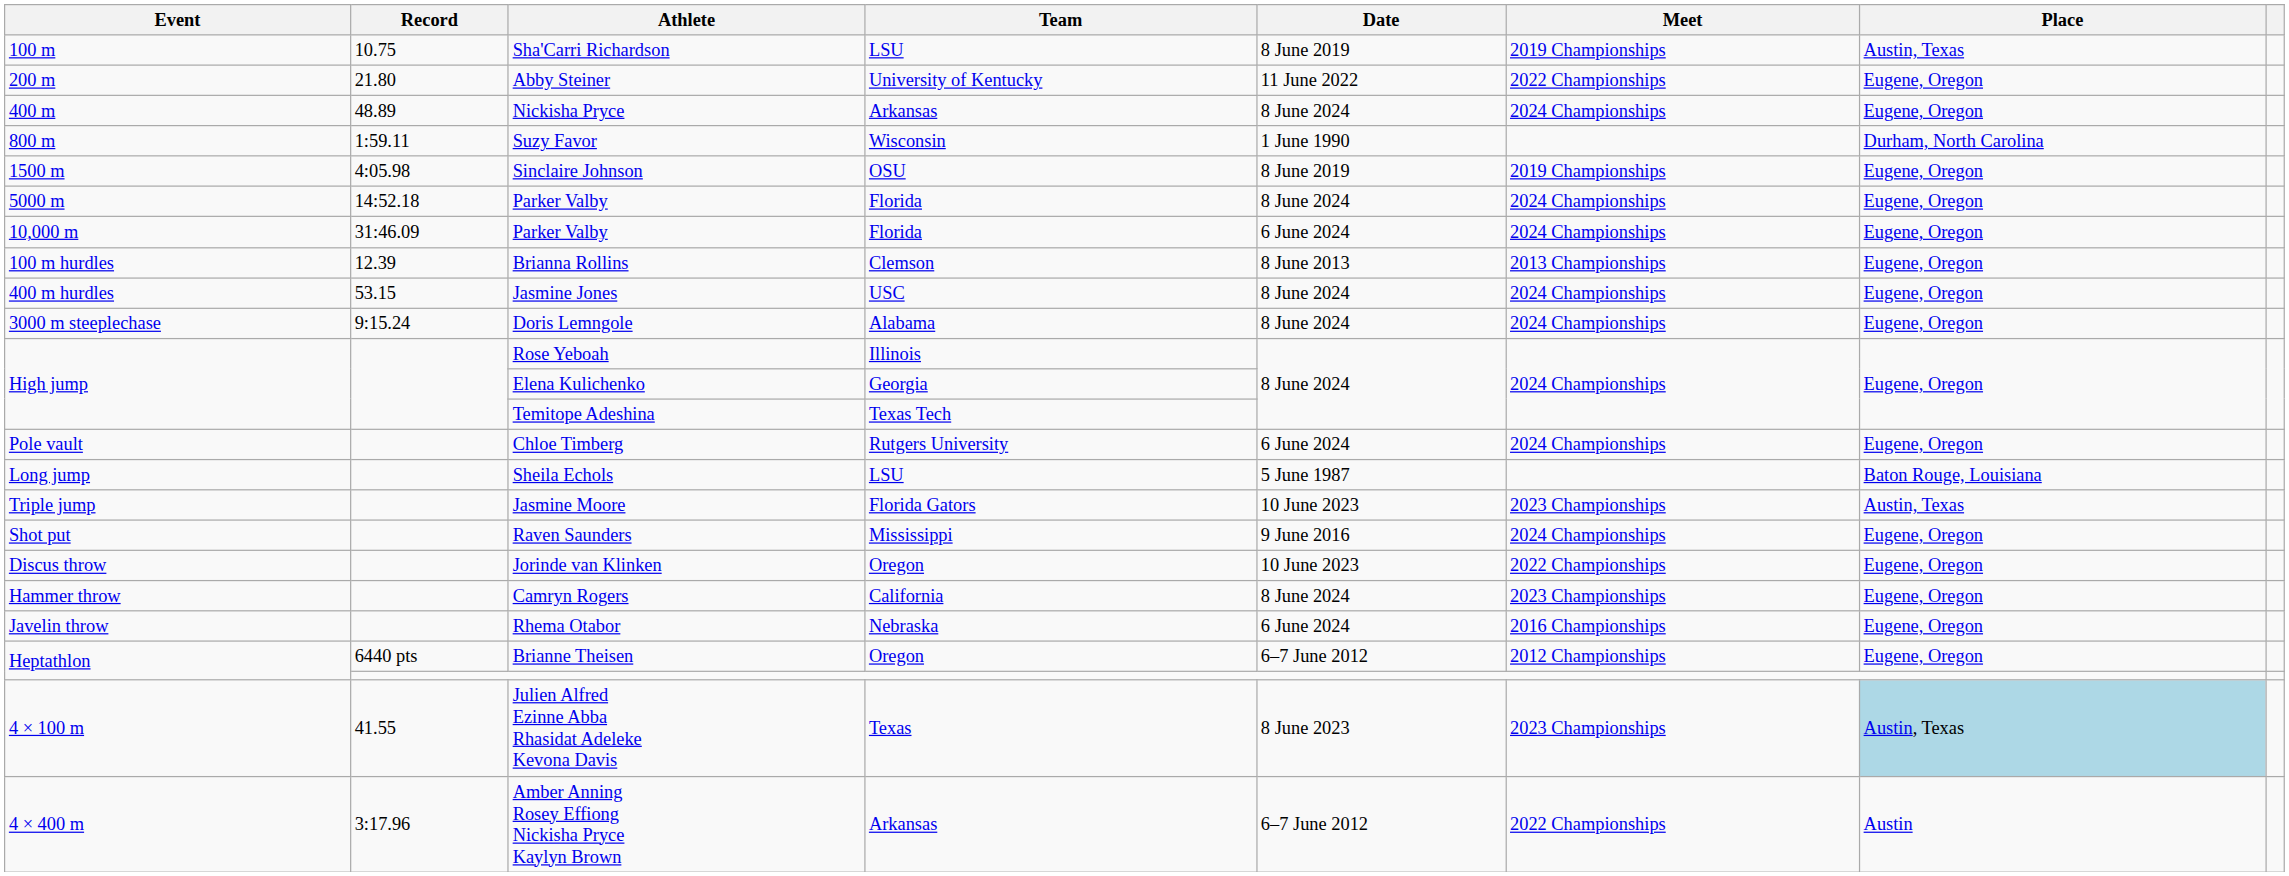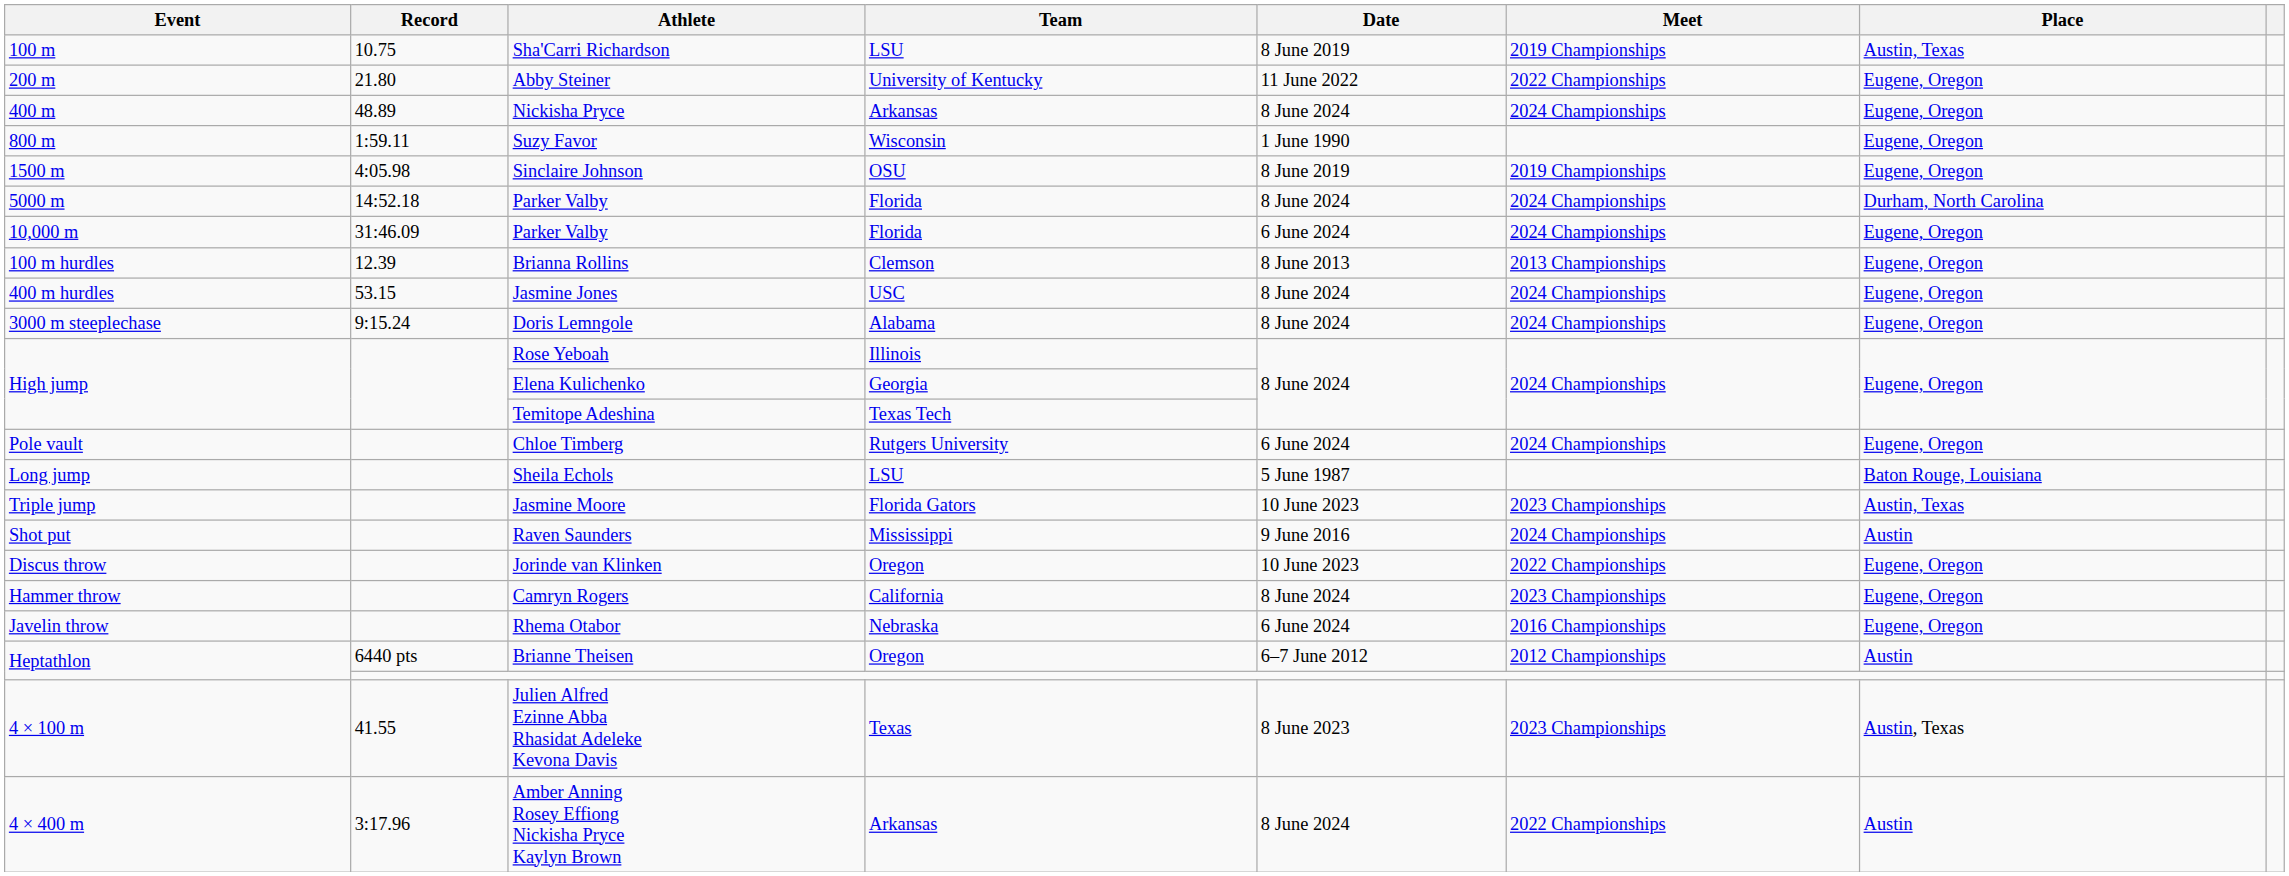(1954, 141) Durham, North Carolina -> (1923, 141) Eugene, Oregon
(1923, 201) Eugene, Oregon -> (1954, 201) Durham, North Carolina
(1923, 535) Eugene, Oregon -> (1888, 535) Austin
(1923, 656) Eugene, Oregon -> (1888, 656) Austin
(1914, 728) lightblue background -> (1914, 728) no background
(1314, 823) 6–7 June 2012 -> (1305, 823) 8 June 2024
